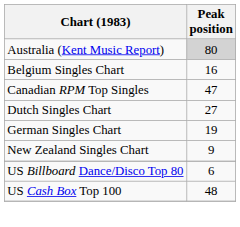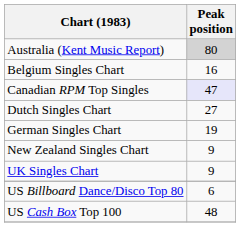(211, 89) no background -> (211, 89) lavender background
+ row: (53, 171)
